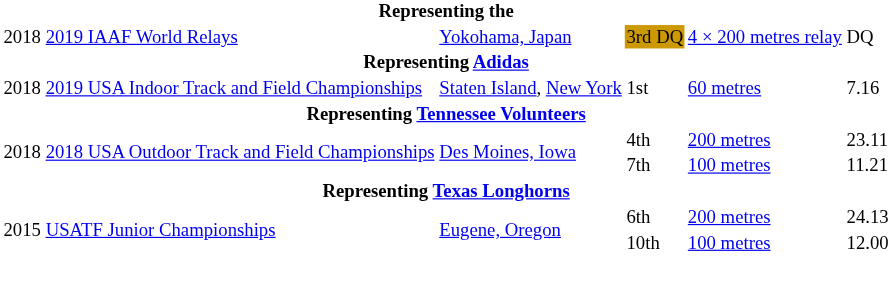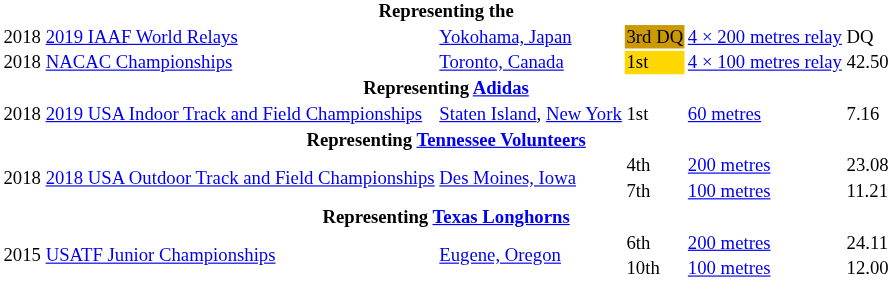+ row: (139, 62)
(867, 139) 23.11 -> (868, 165) 23.08
(868, 216) 24.13 -> (867, 242) 24.11
